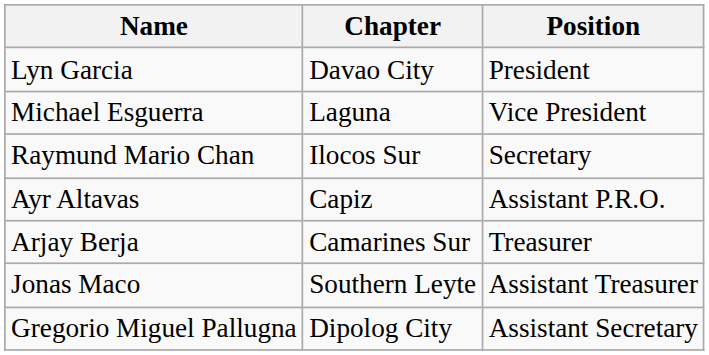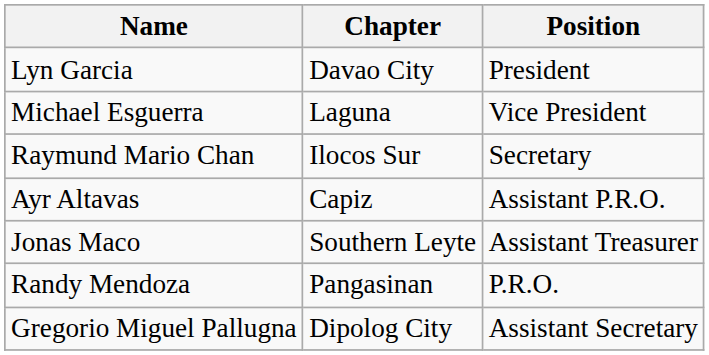- row: (75, 241)
+ row: (101, 284)
